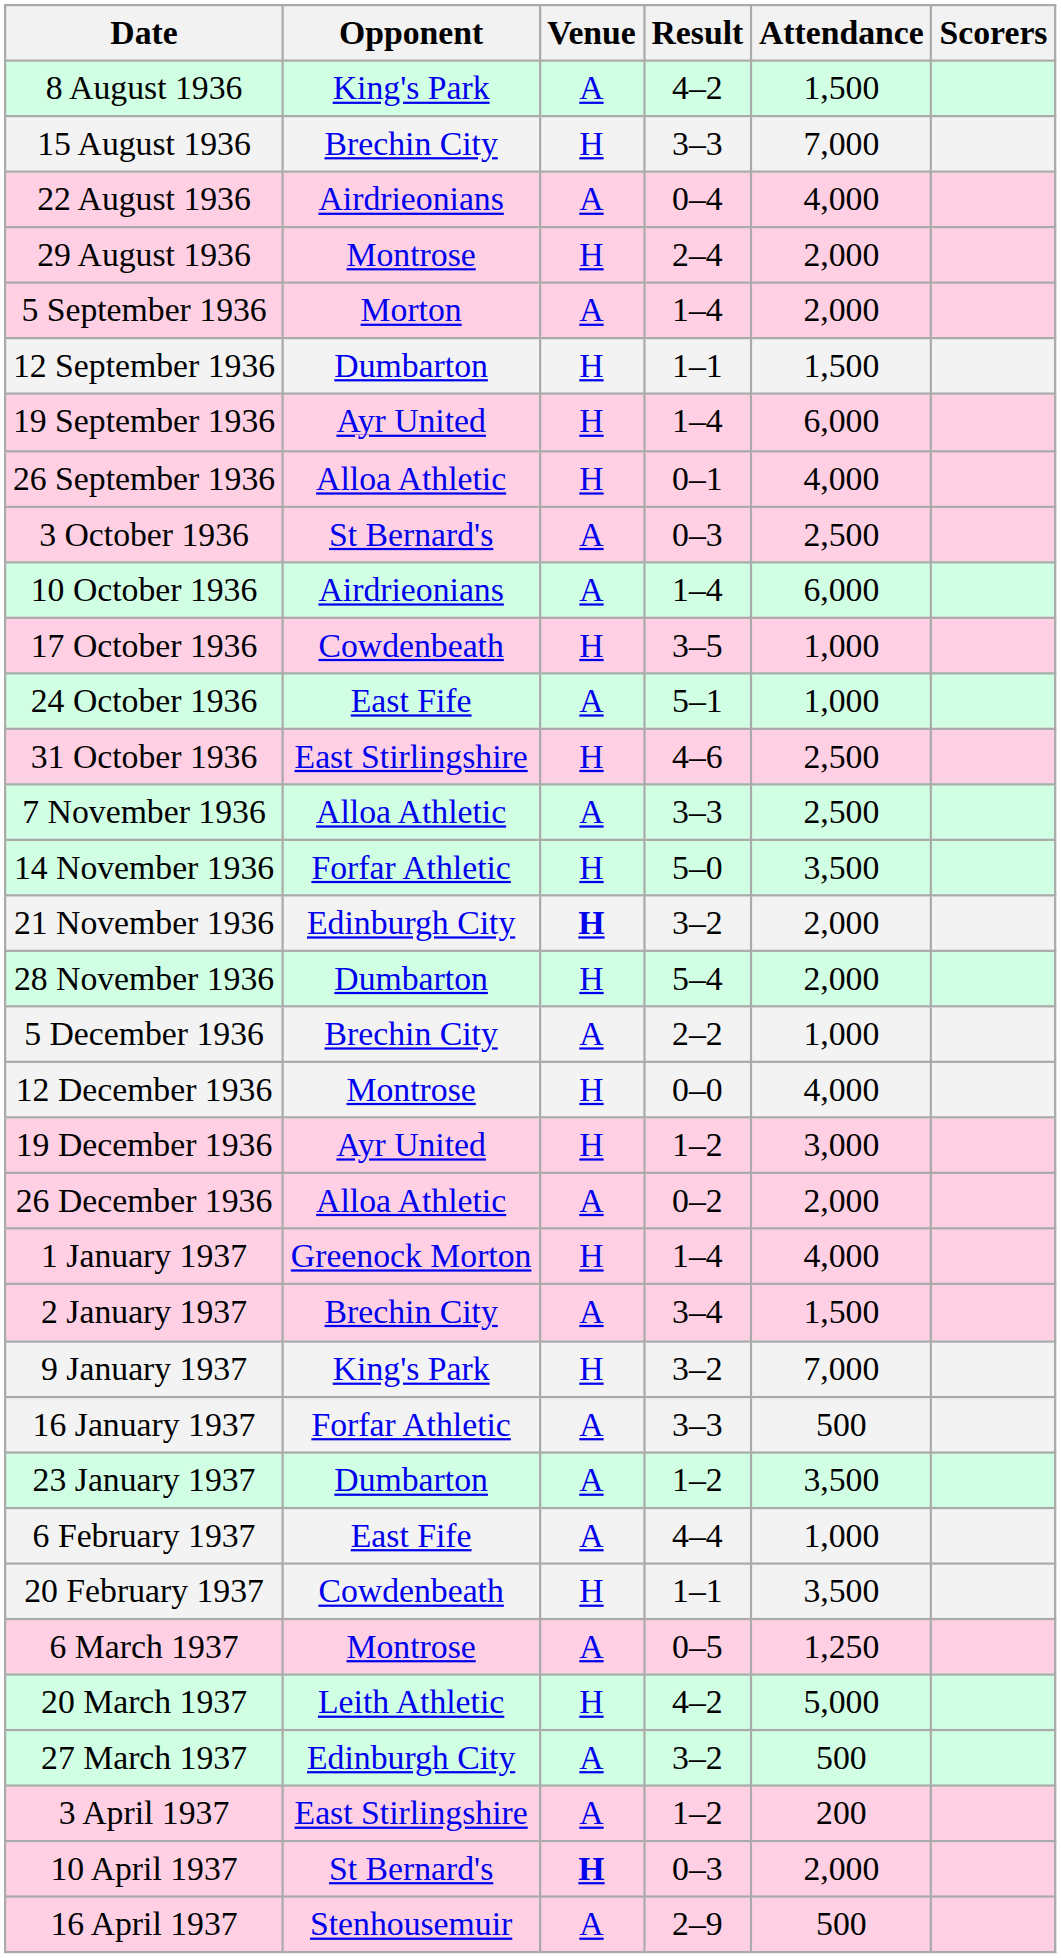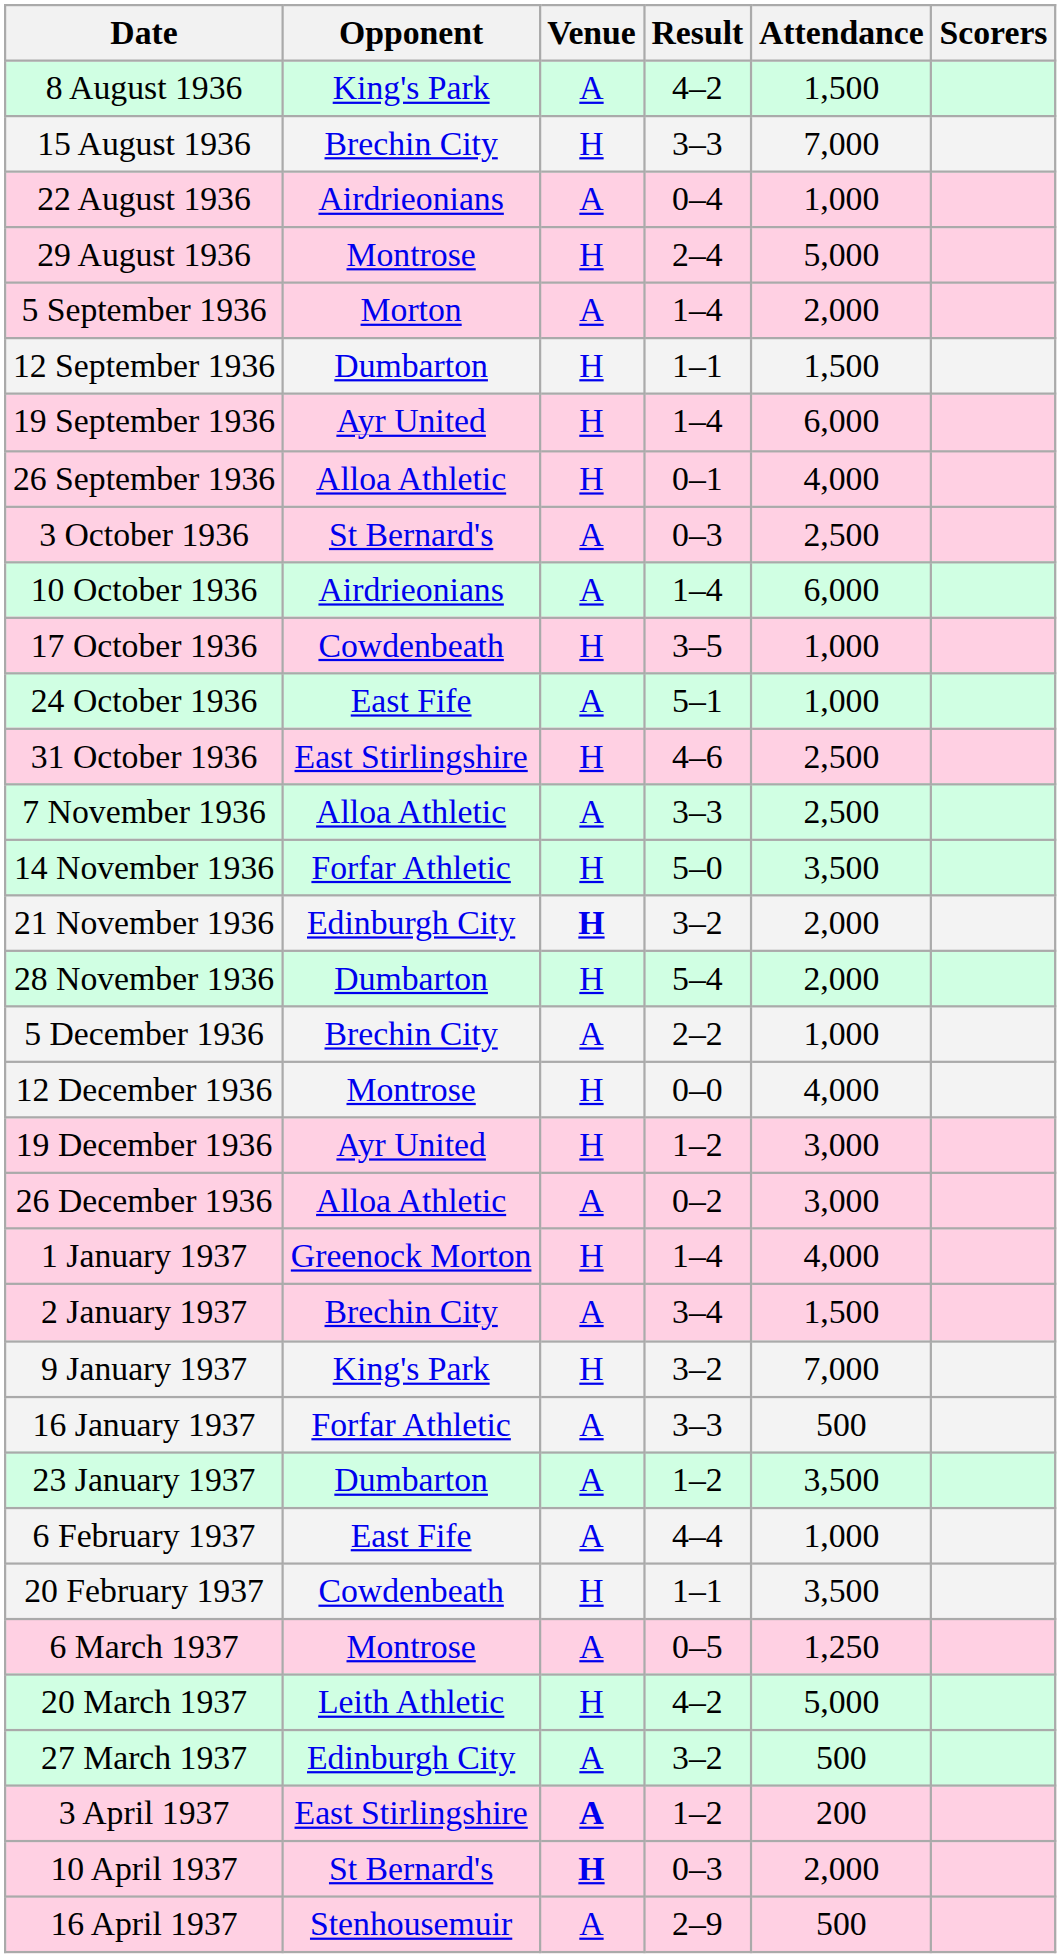(841, 199) 4,000 -> (841, 199) 1,000
(841, 255) 2,000 -> (841, 255) 5,000
(841, 1200) 2,000 -> (841, 1200) 3,000
(591, 1812) normal -> (591, 1812) bold
